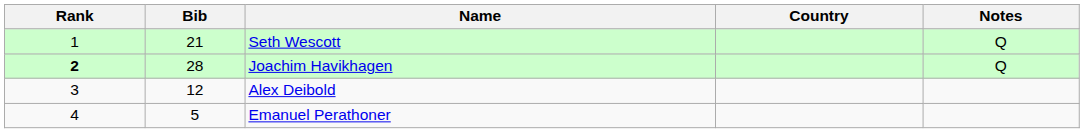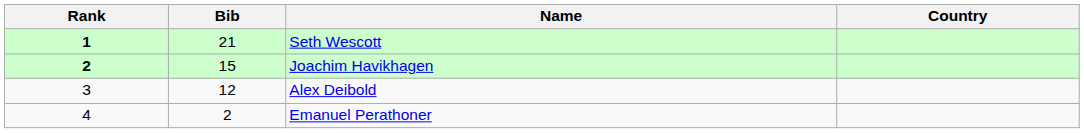- column: (1001, 16)
(75, 41) normal -> (87, 41) bold
(195, 66) 28 -> (227, 66) 15
(195, 115) 5 -> (227, 115) 2
